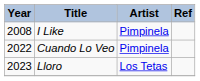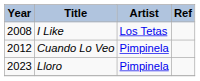(144, 31) Pimpinela -> (143, 31) Los Tetas
(19, 48) 2022 -> (19, 48) 2012
(143, 66) Los Tetas -> (144, 66) Pimpinela
